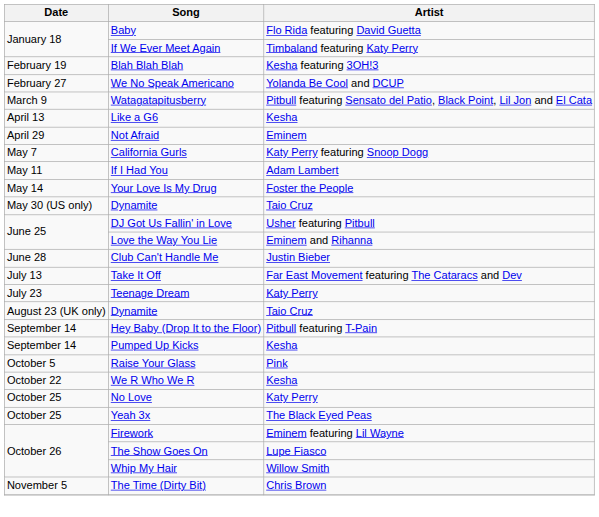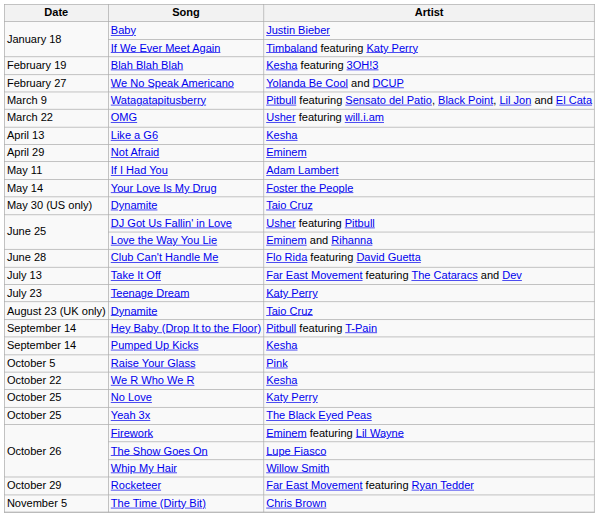(344, 30) Flo Rida featuring David Guetta -> (298, 30) Justin Bieber
+ row: (30, 118)
- row: (22, 153)
(298, 258) Justin Bieber -> (344, 258) Flo Rida featuring David Guetta
+ row: (34, 485)
